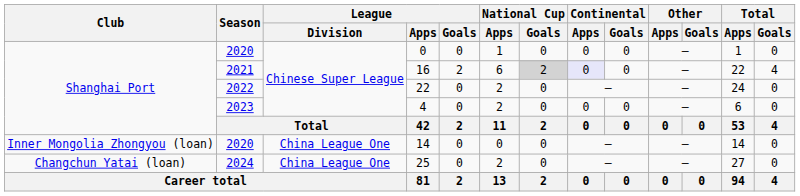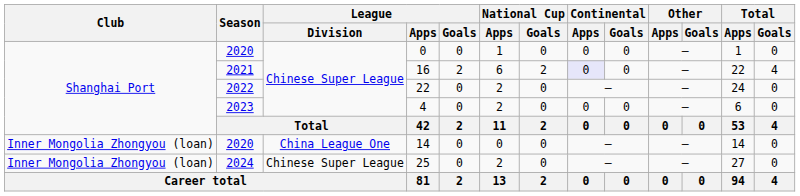(543, 70) lightgrey background -> (543, 70) no background
(110, 163) Changchun Yatai (loan) -> (110, 163) Inner Mongolia Zhongyou (loan)
(335, 163) China League One -> (335, 163) Chinese Super League
